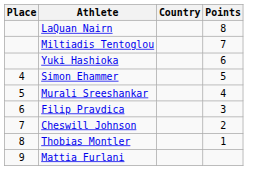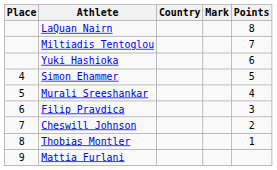+ column: (217, 12)
